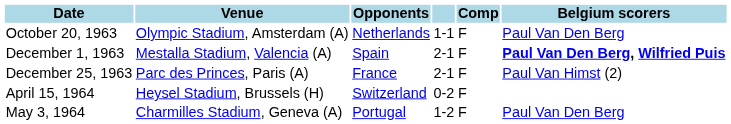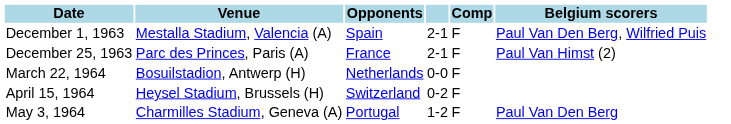- row: (61, 33)
(614, 53) bold -> (601, 33) normal
+ row: (56, 73)
